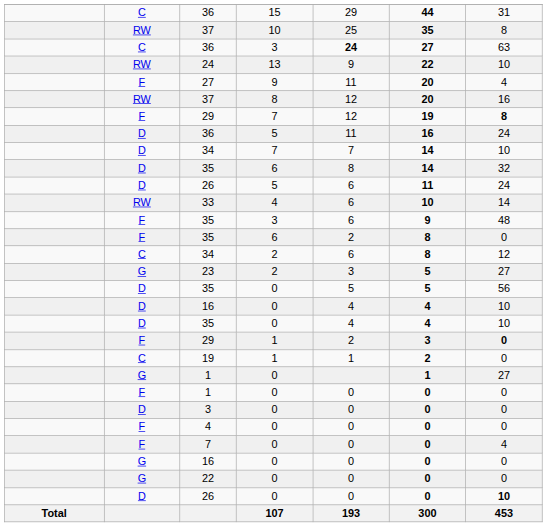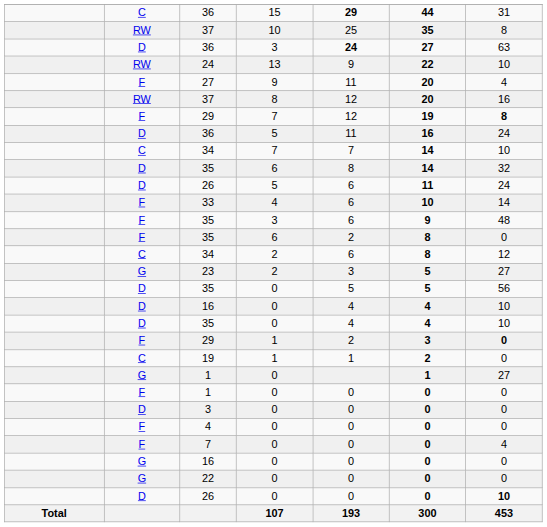(351, 13) normal -> (351, 13) bold
(142, 47) C -> (142, 47) D
(142, 151) D -> (142, 151) C
(142, 202) RW -> (142, 202) F
